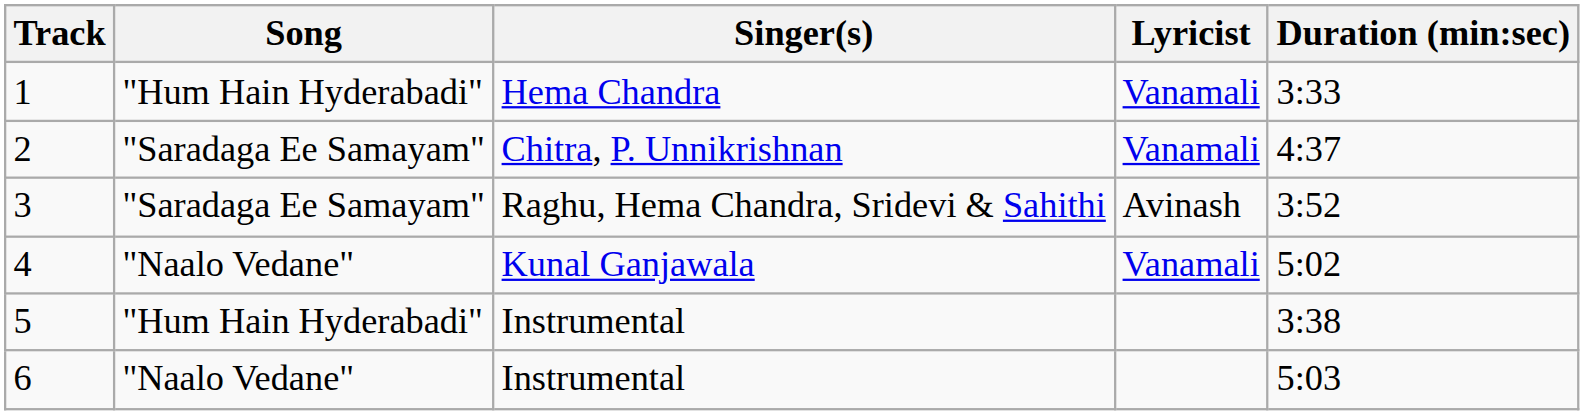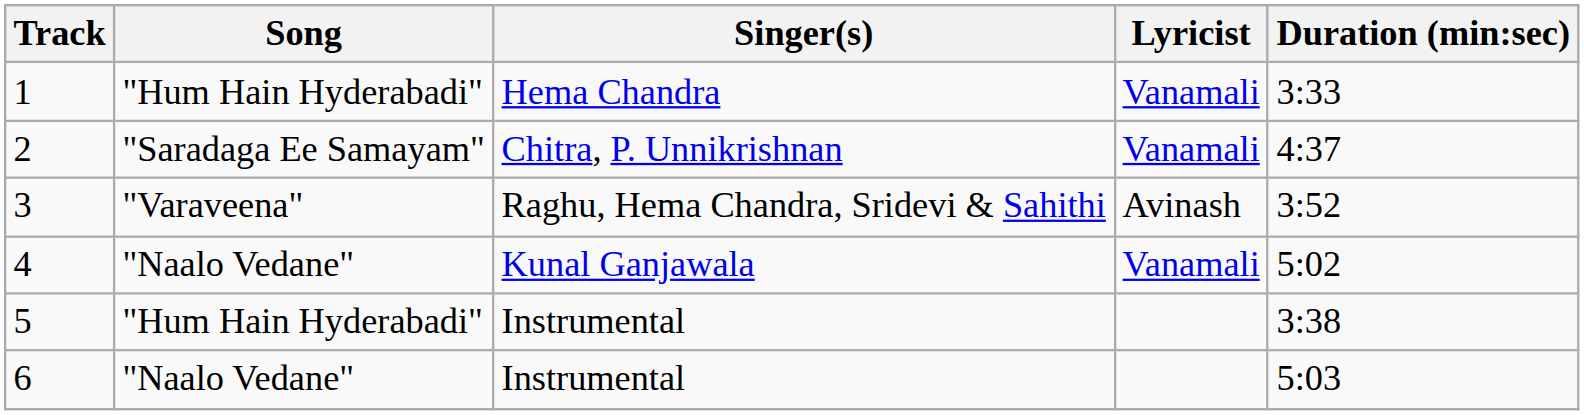(304, 206) "Saradaga Ee Samayam" -> (213, 206) "Varaveena"
